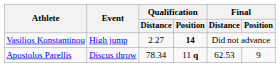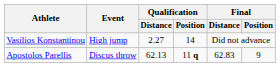(190, 40) bold -> (190, 40) normal
(156, 55) 78.34 -> (156, 55) 62.13
(224, 55) 62.53 -> (224, 55) 62.83
